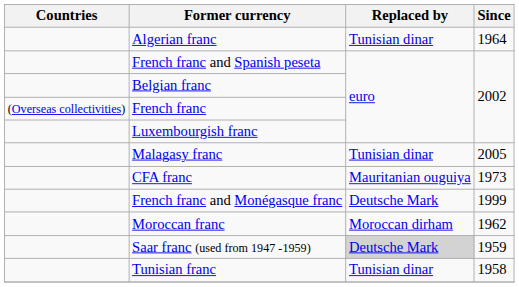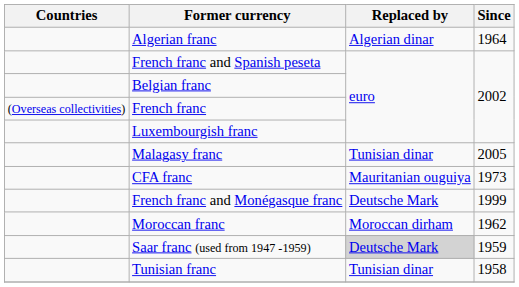(391, 39) Tunisian dinar -> (391, 39) Algerian dinar
